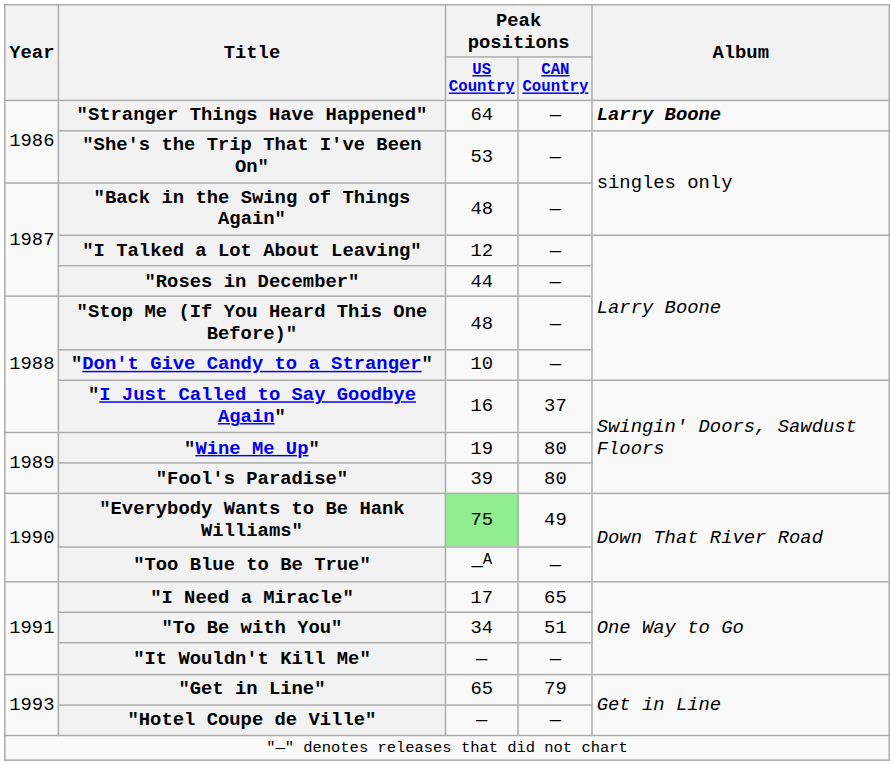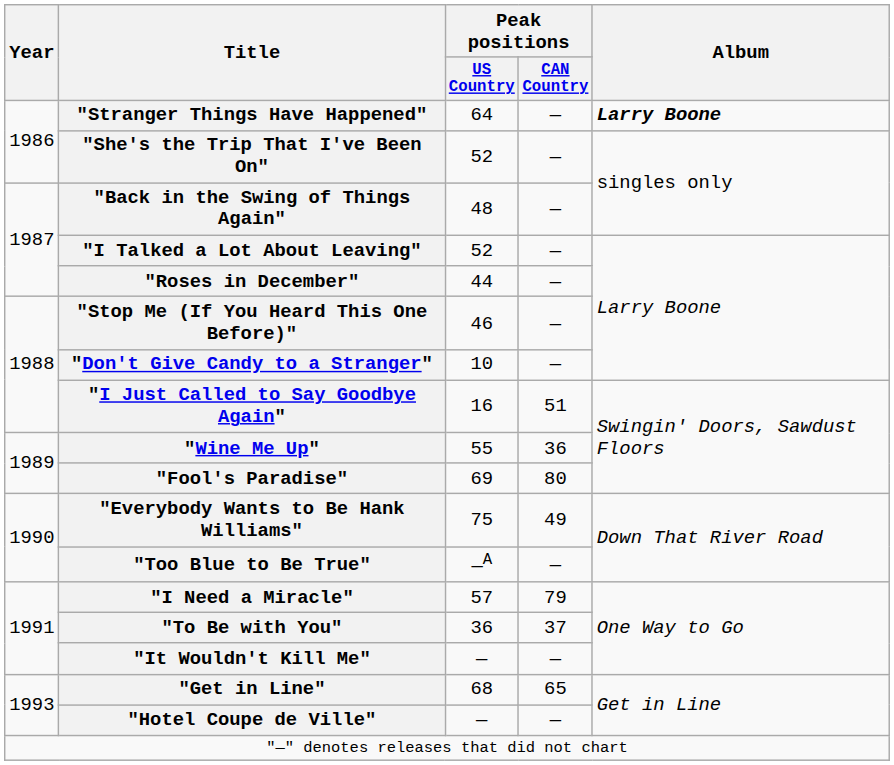(482, 157) 53 -> (482, 157) 52
(482, 251) 12 -> (482, 251) 52
(482, 323) 48 -> (482, 323) 46
(555, 406) 37 -> (555, 406) 51
(482, 448) 19 -> (482, 448) 55
(555, 448) 80 -> (555, 448) 36
(482, 479) 39 -> (482, 479) 69
(482, 520) lightgreen background -> (482, 520) no background
(482, 597) 17 -> (482, 597) 57
(555, 597) 65 -> (555, 597) 79
(482, 628) 34 -> (482, 628) 36
(555, 628) 51 -> (555, 628) 37
(482, 689) 65 -> (482, 689) 68
(555, 689) 79 -> (555, 689) 65
